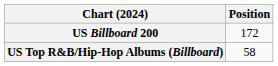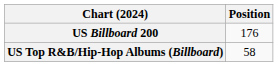(249, 33) 172 -> (249, 33) 176
